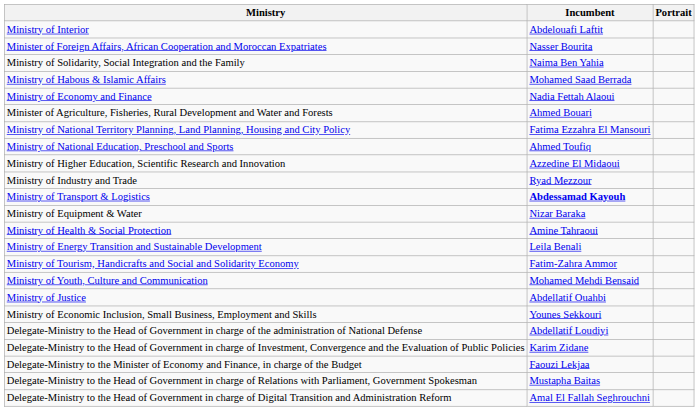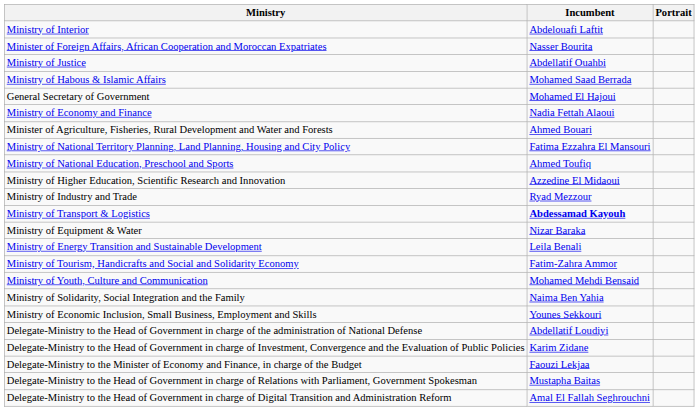rows swapped: (46, 297) <-> (126, 63)
+ row: (78, 96)
- row: (89, 230)
